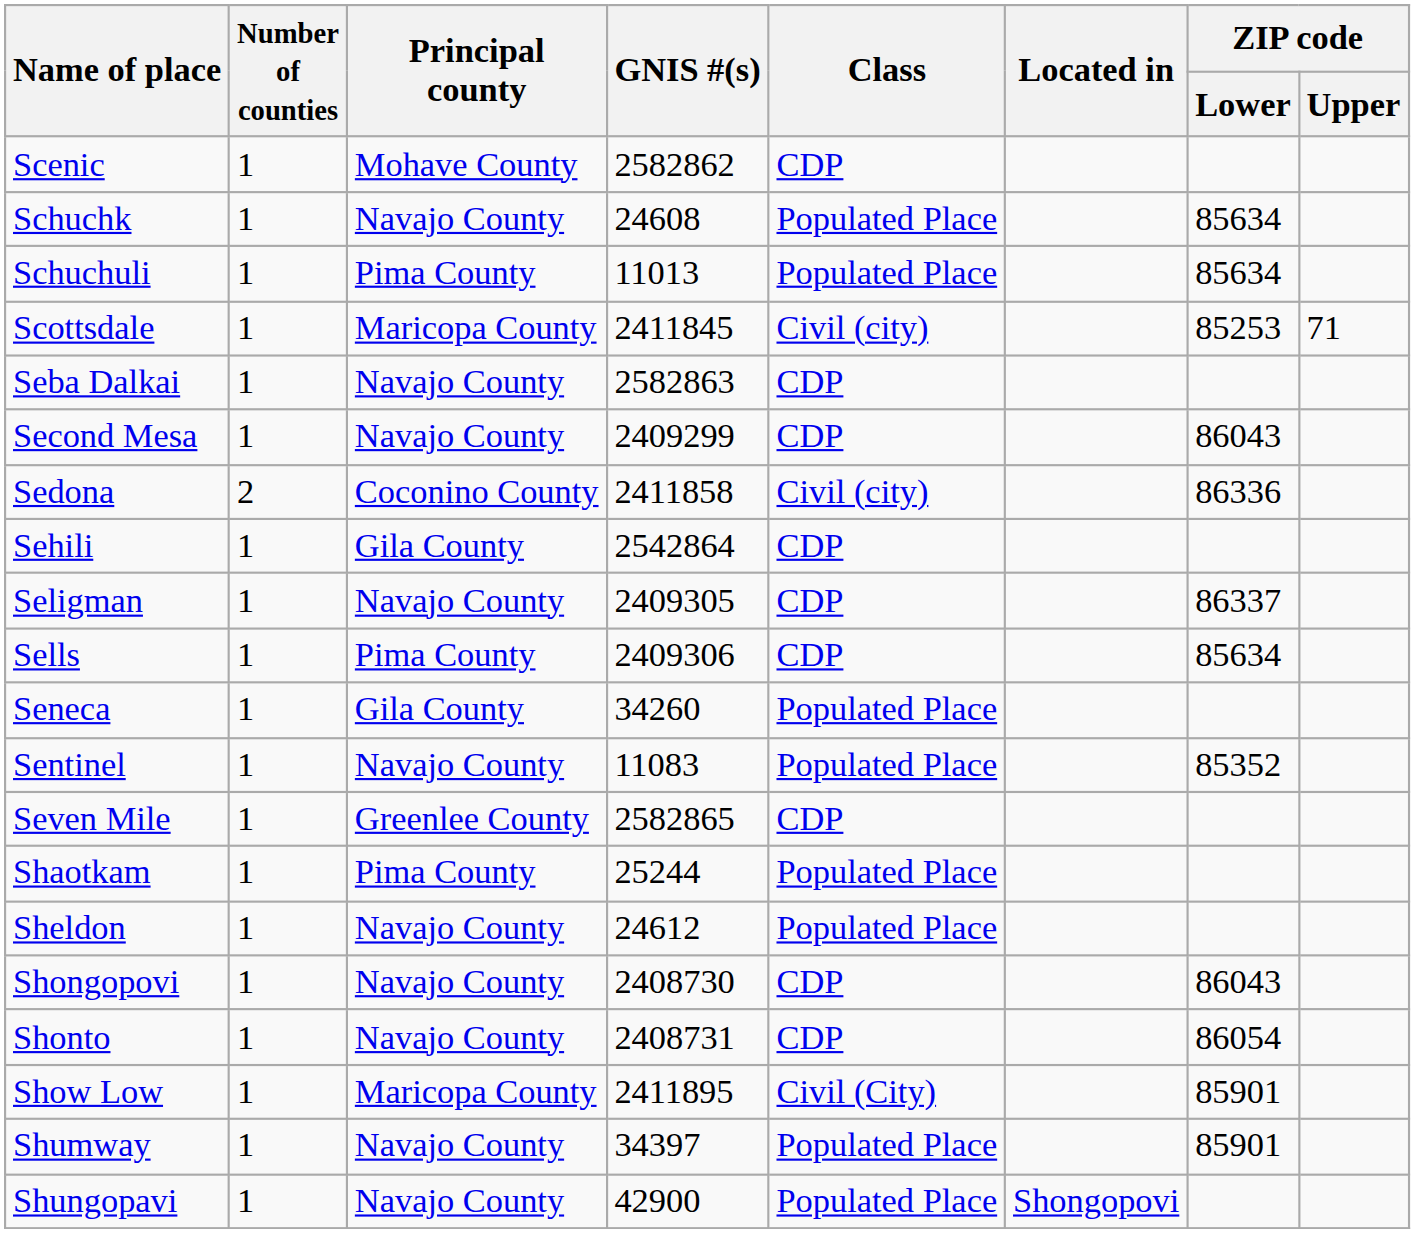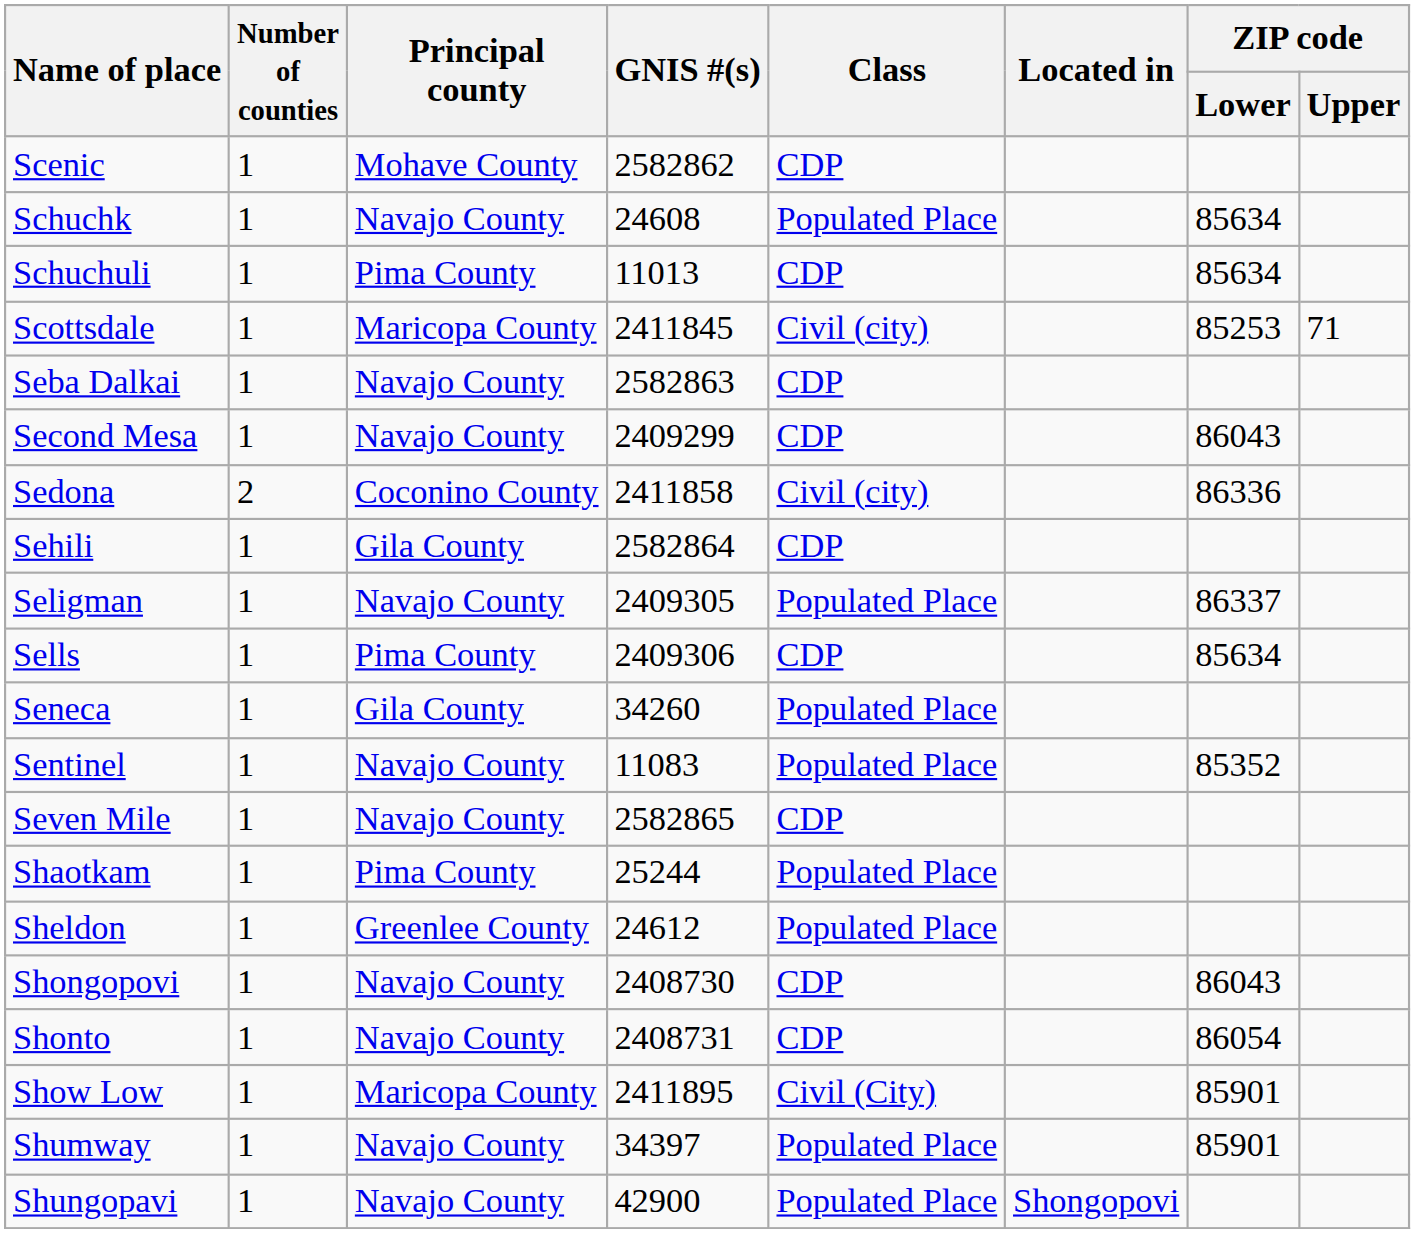(887, 272) Populated Place -> (810, 272) CDP
(675, 545) 2542864 -> (675, 545) 2582864
(810, 600) CDP -> (887, 600) Populated Place
(472, 818) Greenlee County -> (459, 818) Navajo County
(459, 927) Navajo County -> (472, 927) Greenlee County
